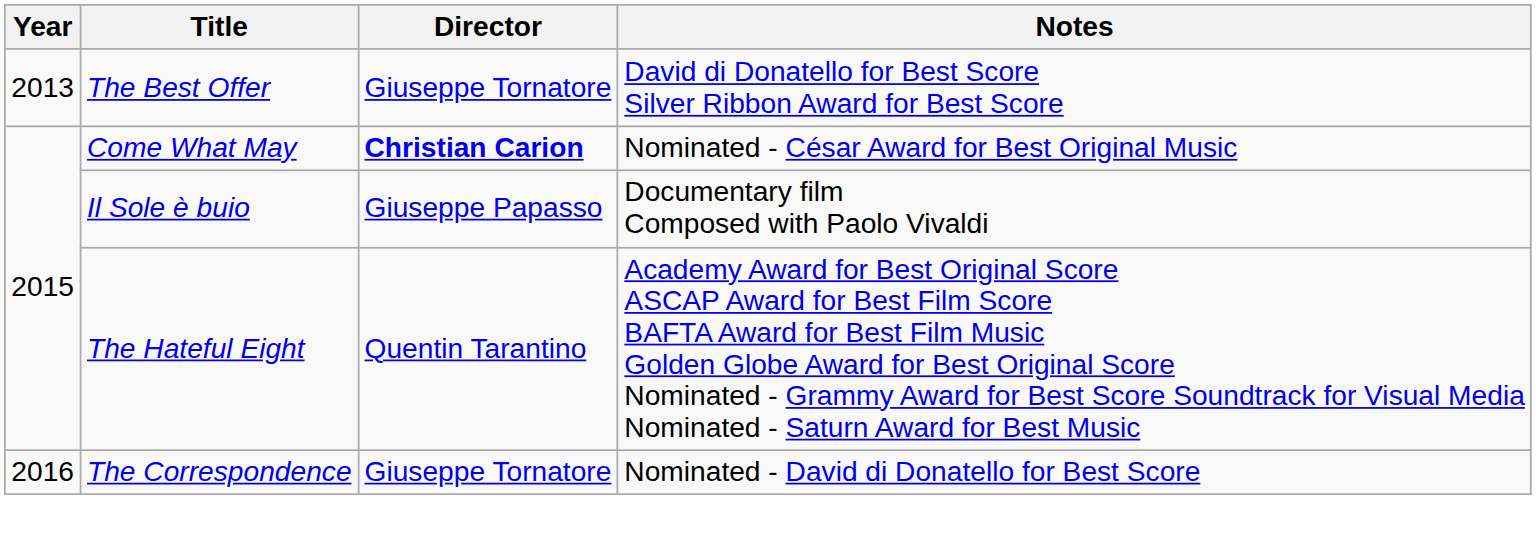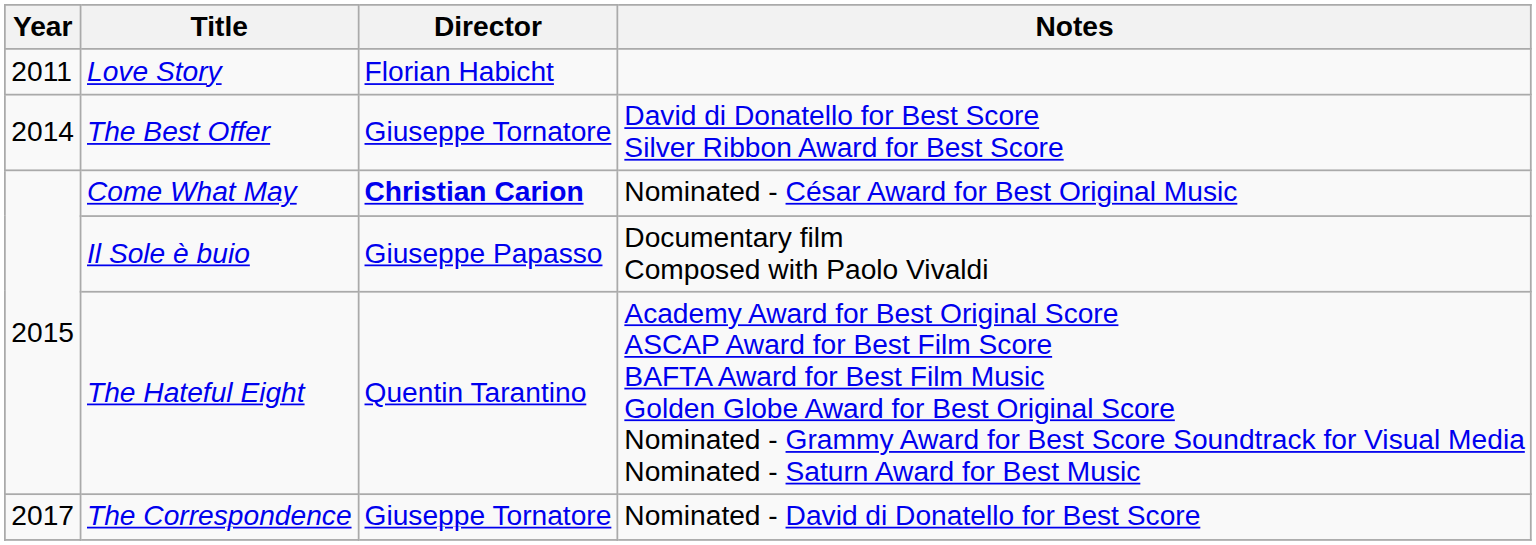+ row: (154, 71)
(43, 87) 2013 -> (43, 131) 2014
(43, 471) 2016 -> (43, 516) 2017
